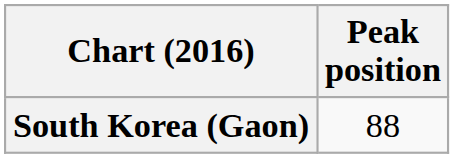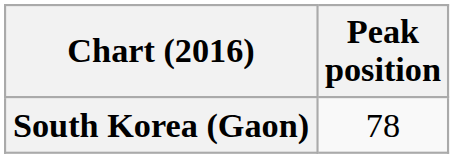(383, 124) 88 -> (383, 124) 78
